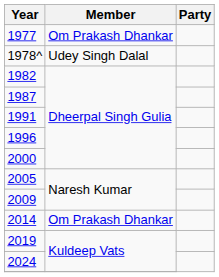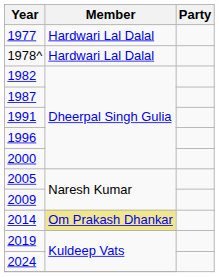(111, 35) Om Prakash Dhankar -> (101, 35) Hardwari Lal Dalal
(98, 55) Udey Singh Dalal -> (101, 55) Hardwari Lal Dalal
(111, 220) no background -> (111, 220) khaki background
